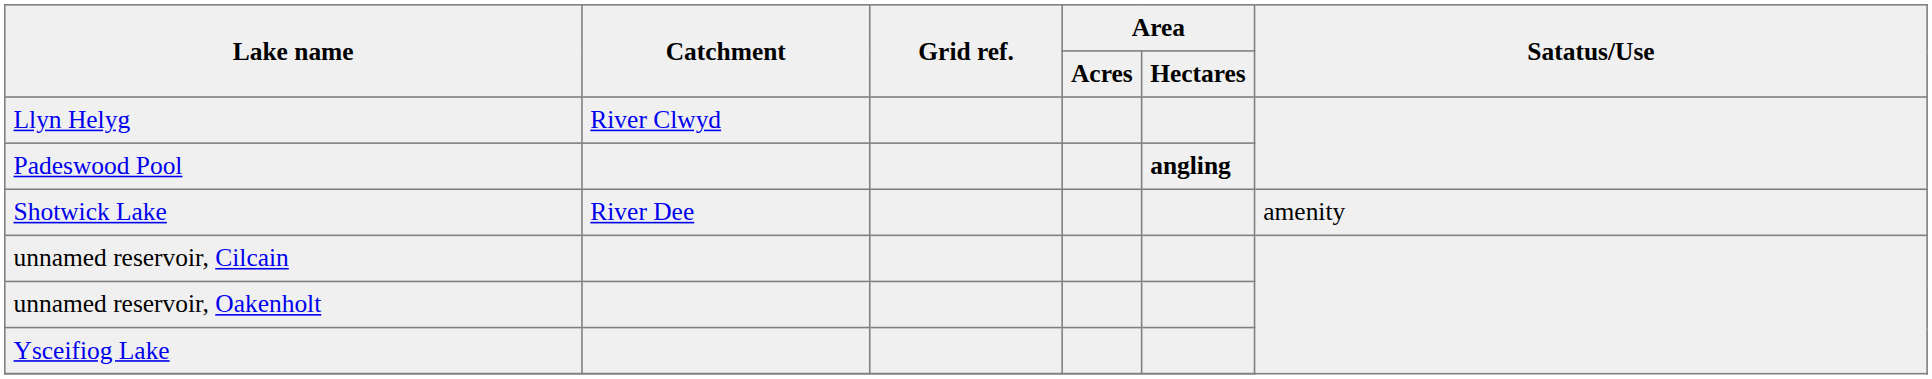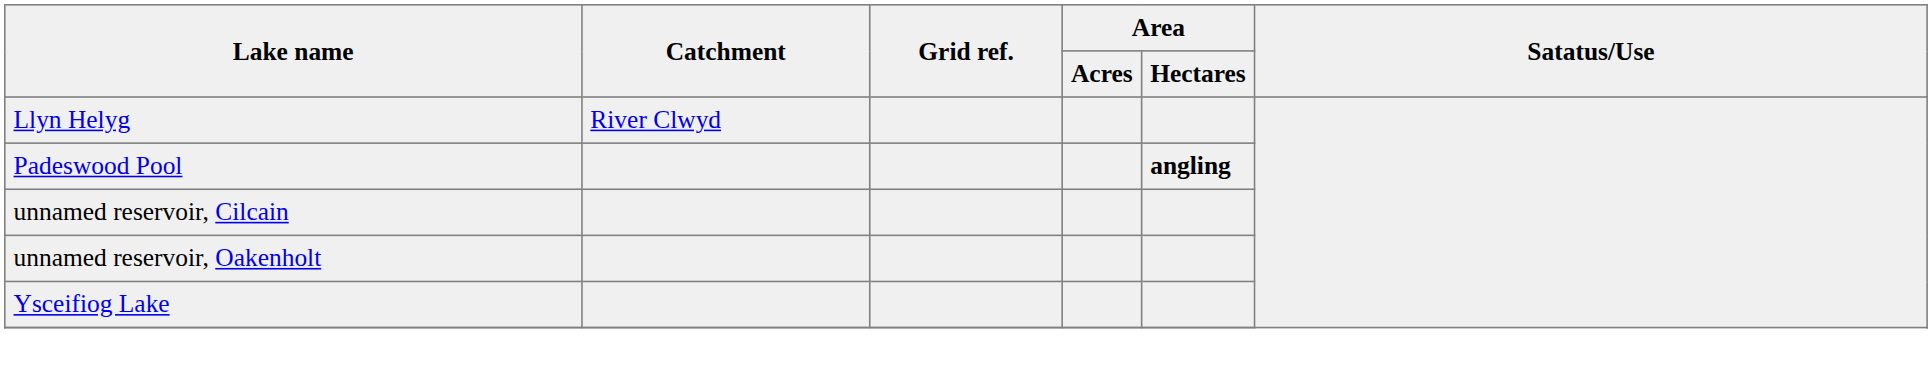- row: (90, 211)
